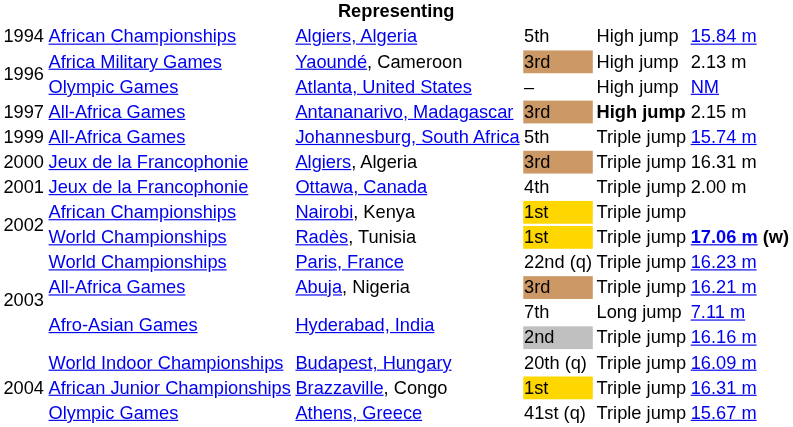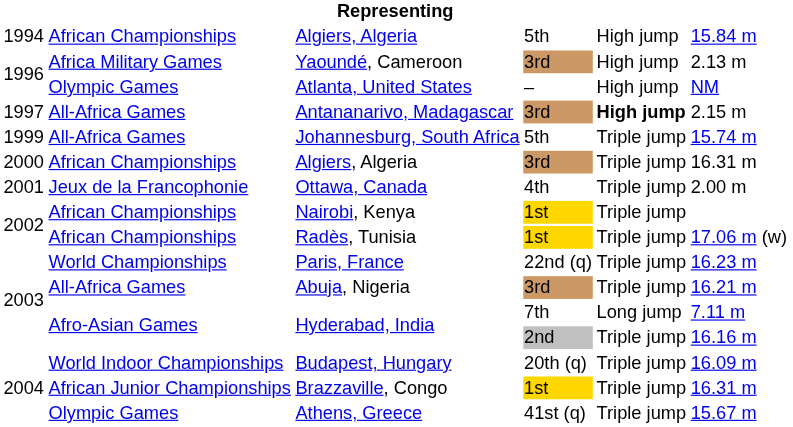(148, 162) Jeux de la Francophonie -> (142, 162) African Championships
(138, 237) World Championships -> (142, 237) African Championships
(740, 237) bold -> (739, 237) normal
